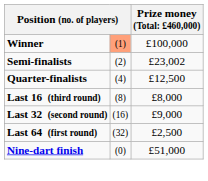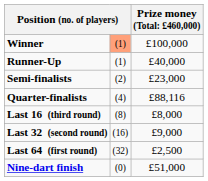+ row: (34, 61)
(167, 61) £23,002 -> (167, 79) £23,000
(167, 79) £12,500 -> (167, 97) £88,116
